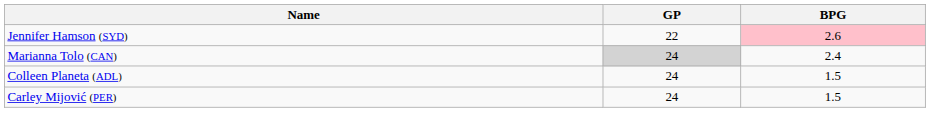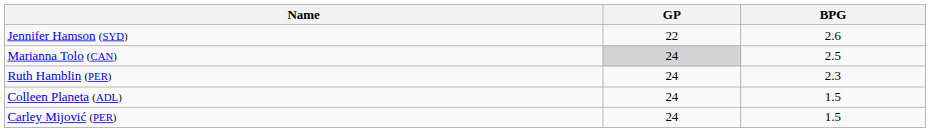(833, 35) pink background -> (833, 35) no background
(833, 55) 2.4 -> (833, 55) 2.5
+ row: (59, 76)
